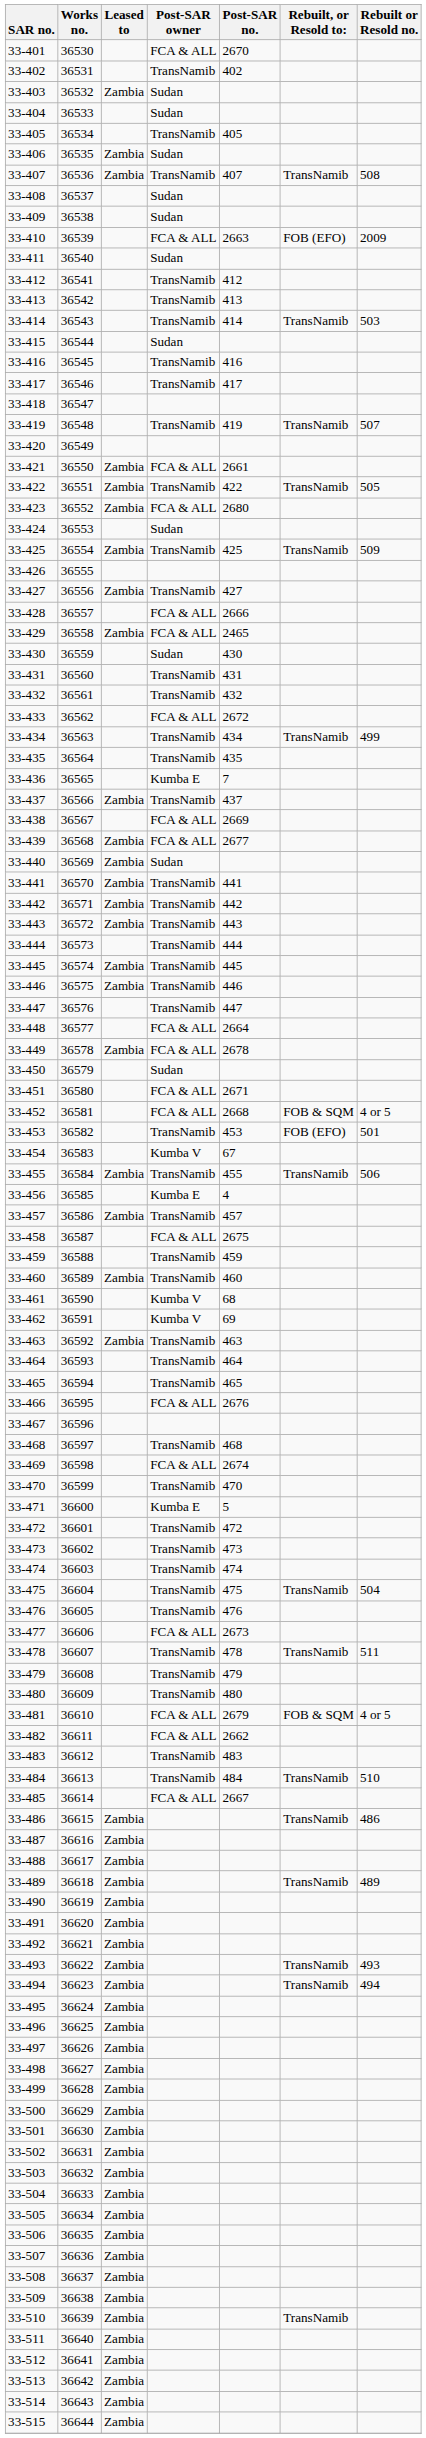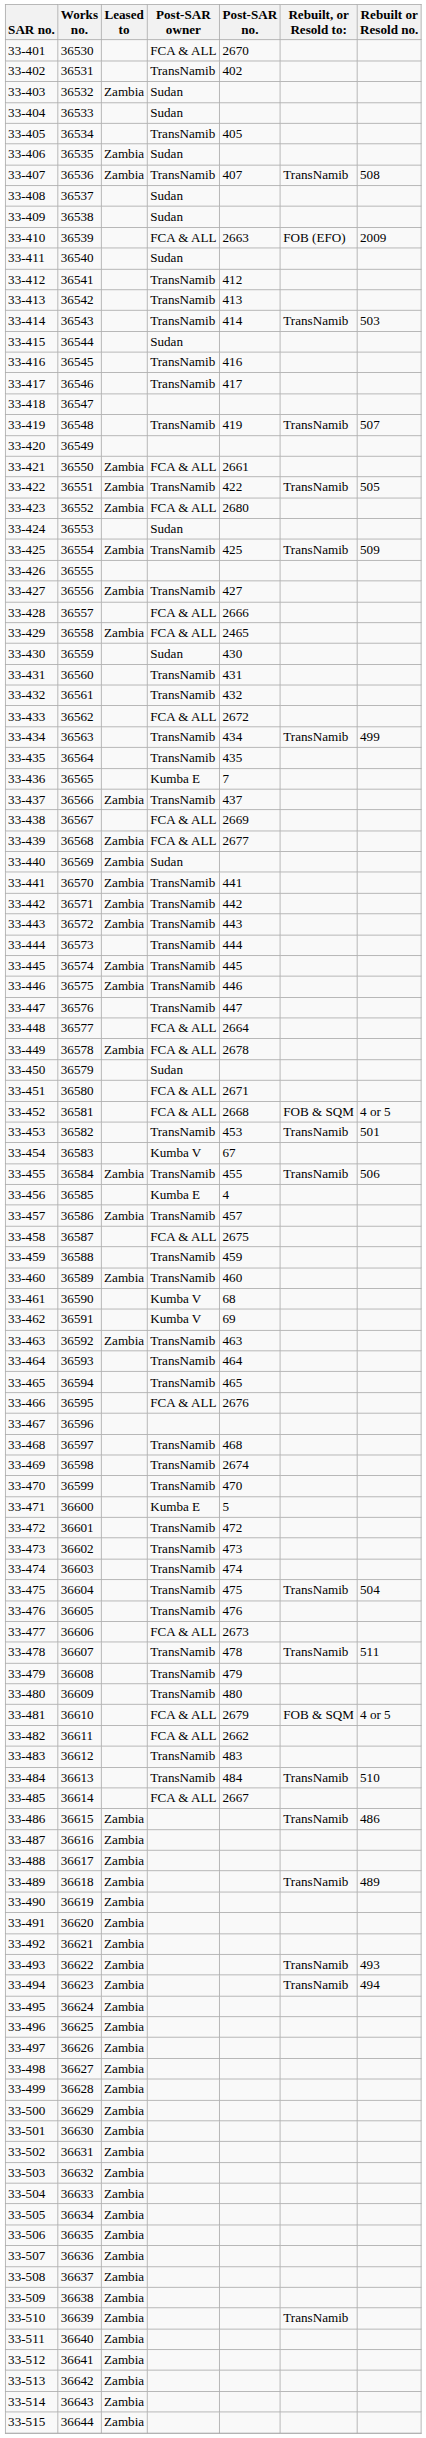(314, 1132) FOB (EFO) -> (316, 1132) TransNamib
(183, 1465) FCA & ALL -> (183, 1465) TransNamib
